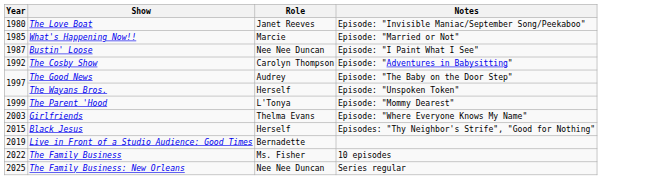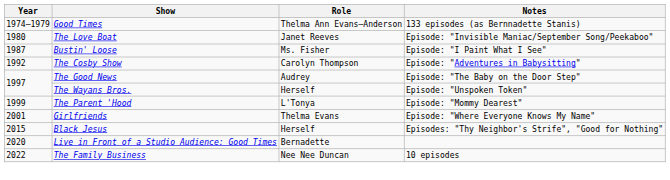+ row: (78, 24)
- row: (83, 37)
(291, 50) Nee Nee Duncan -> (305, 50) Ms. Fisher
(16, 116) 2003 -> (16, 116) 2001
(16, 142) 2019 -> (16, 142) 2020
(281, 155) Ms. Fisher -> (315, 155) Nee Nee Duncan
- row: (107, 169)
